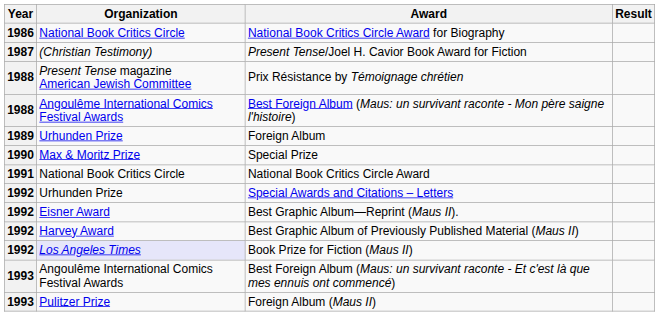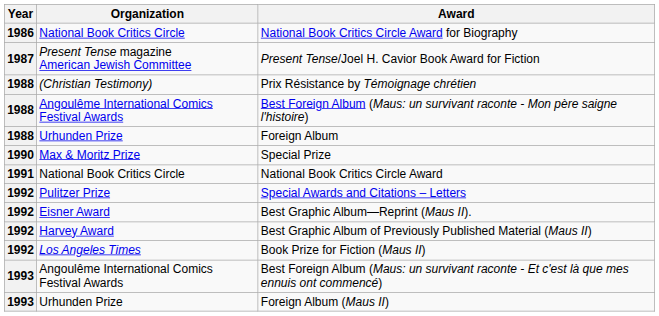- column: (634, 14)
(96, 52) (Christian Testimony) -> (115, 58) Present Tense magazine American Jewish Committee
(115, 77) Present Tense magazine American Jewish Committee -> (96, 84) (Christian Testimony)
(20, 136) 1989 -> (20, 136) 1988
(81, 193) Urhunden Prize -> (75, 193) Pulitzer Prize
(90, 250) lavender background -> (90, 250) no background
(75, 301) Pulitzer Prize -> (81, 301) Urhunden Prize
